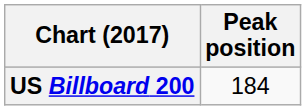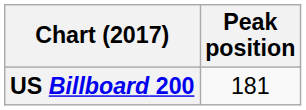(250, 85) 184 -> (250, 85) 181
